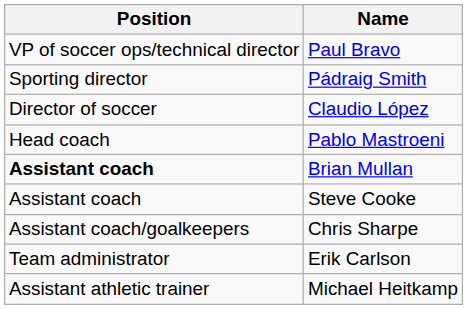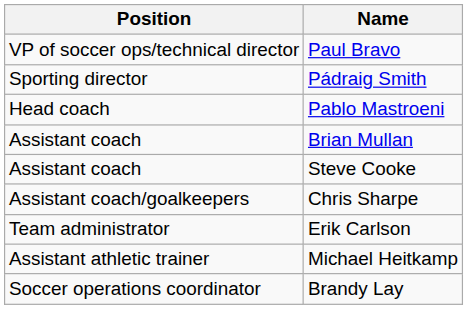- row: (368, 109)
(81, 169) bold -> (75, 139) normal
+ row: (356, 288)
